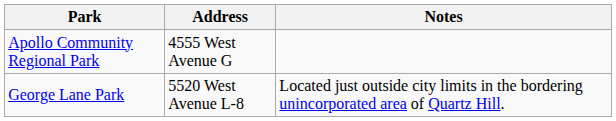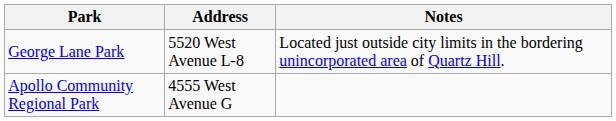rows swapped: (71, 51) <-> (66, 94)
